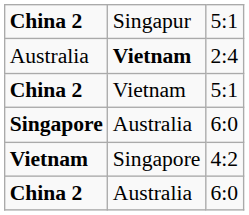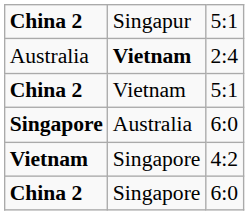(152, 192) Australia -> (157, 192) Singapore
